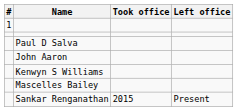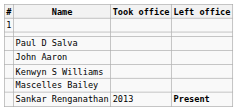(123, 99) 2015 -> (123, 99) 2013
(192, 99) normal -> (192, 99) bold
